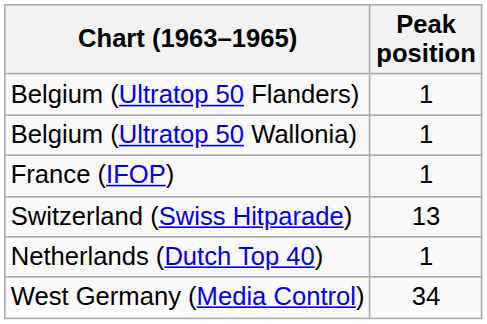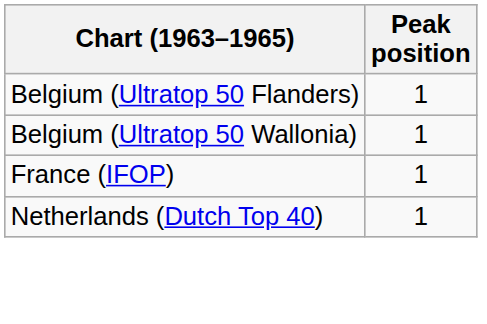- row: (181, 216)
- row: (188, 297)
